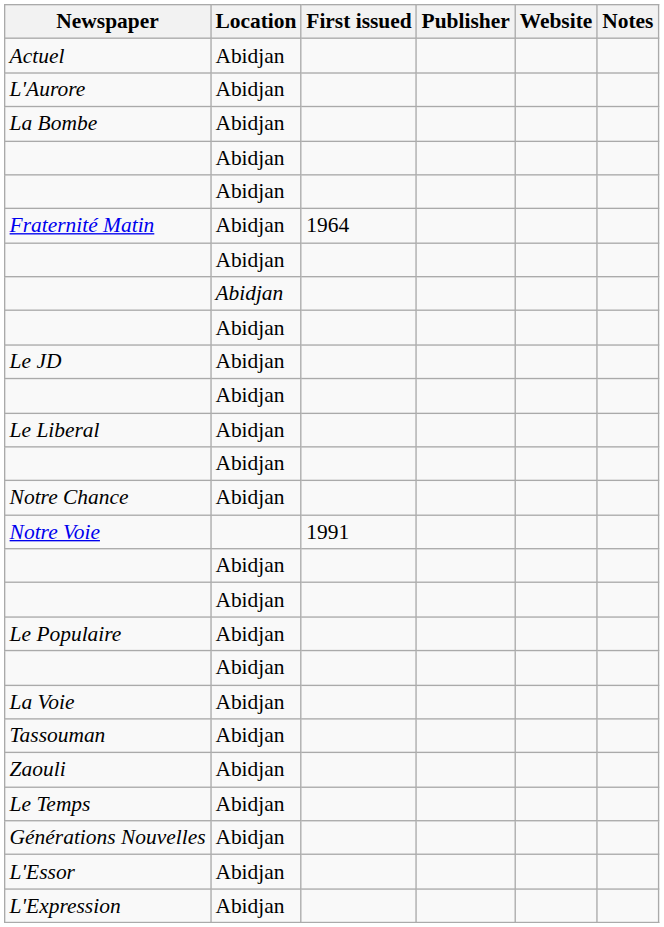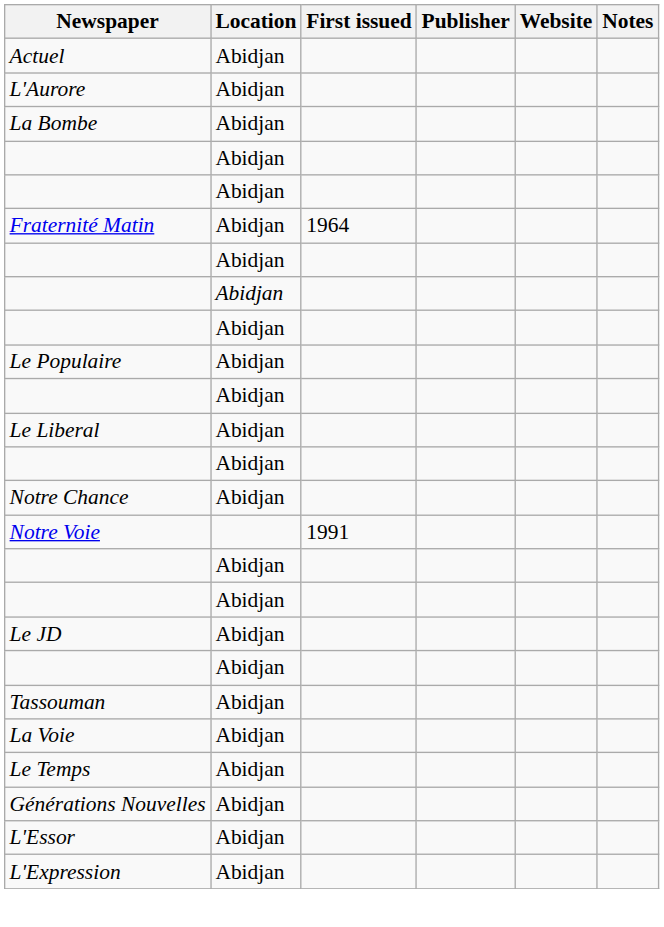rows swapped: (36, 361) <-> (65, 633)
rows swapped: (57, 735) <-> (42, 701)
- row: (38, 769)
